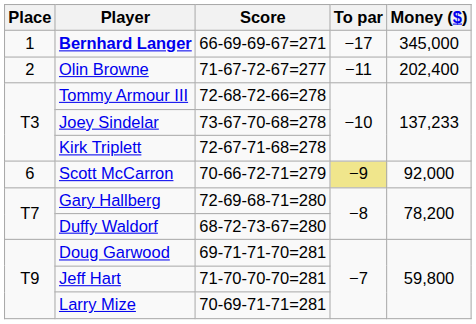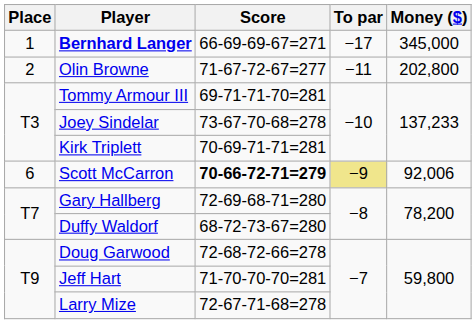(429, 69) 202,400 -> (429, 69) 202,800
(263, 95) 72-68-72-66=278 -> (263, 95) 69-71-71-70=281
(263, 148) 72-67-71-68=278 -> (263, 148) 70-69-71-71=281
(263, 174) normal -> (263, 174) bold
(429, 174) 92,000 -> (429, 174) 92,006
(263, 252) 69-71-71-70=281 -> (263, 252) 72-68-72-66=278
(263, 305) 70-69-71-71=281 -> (263, 305) 72-67-71-68=278
